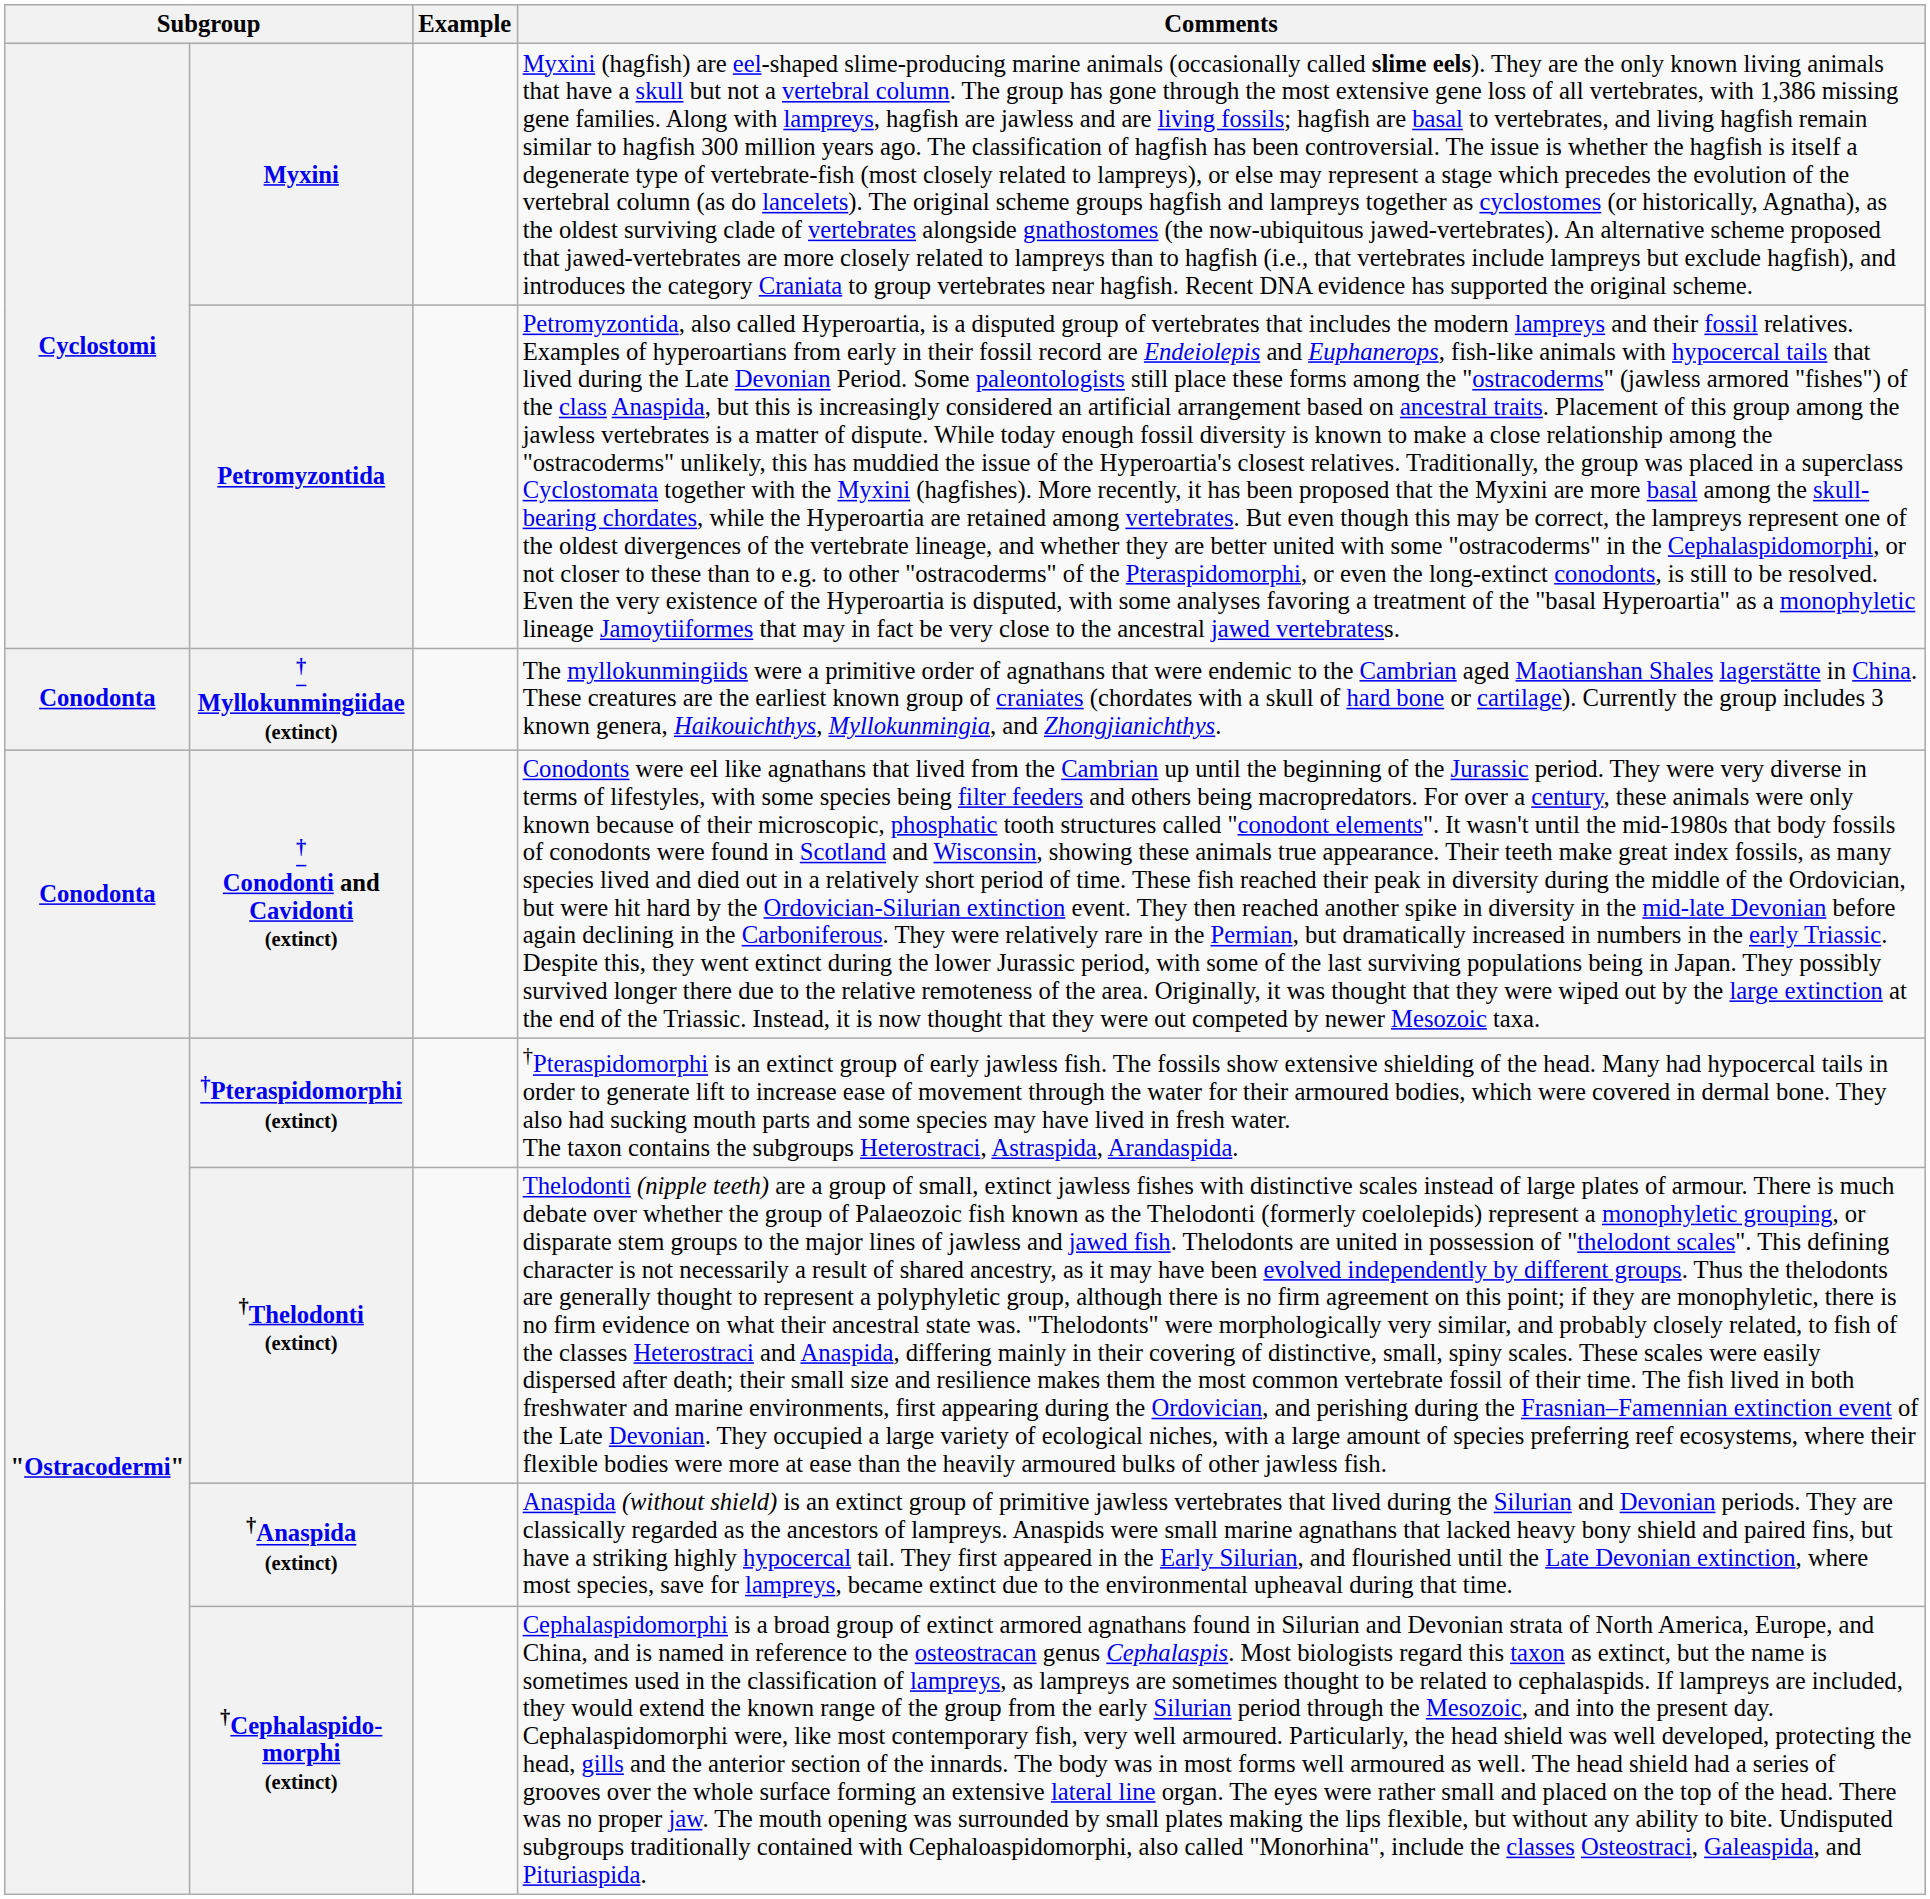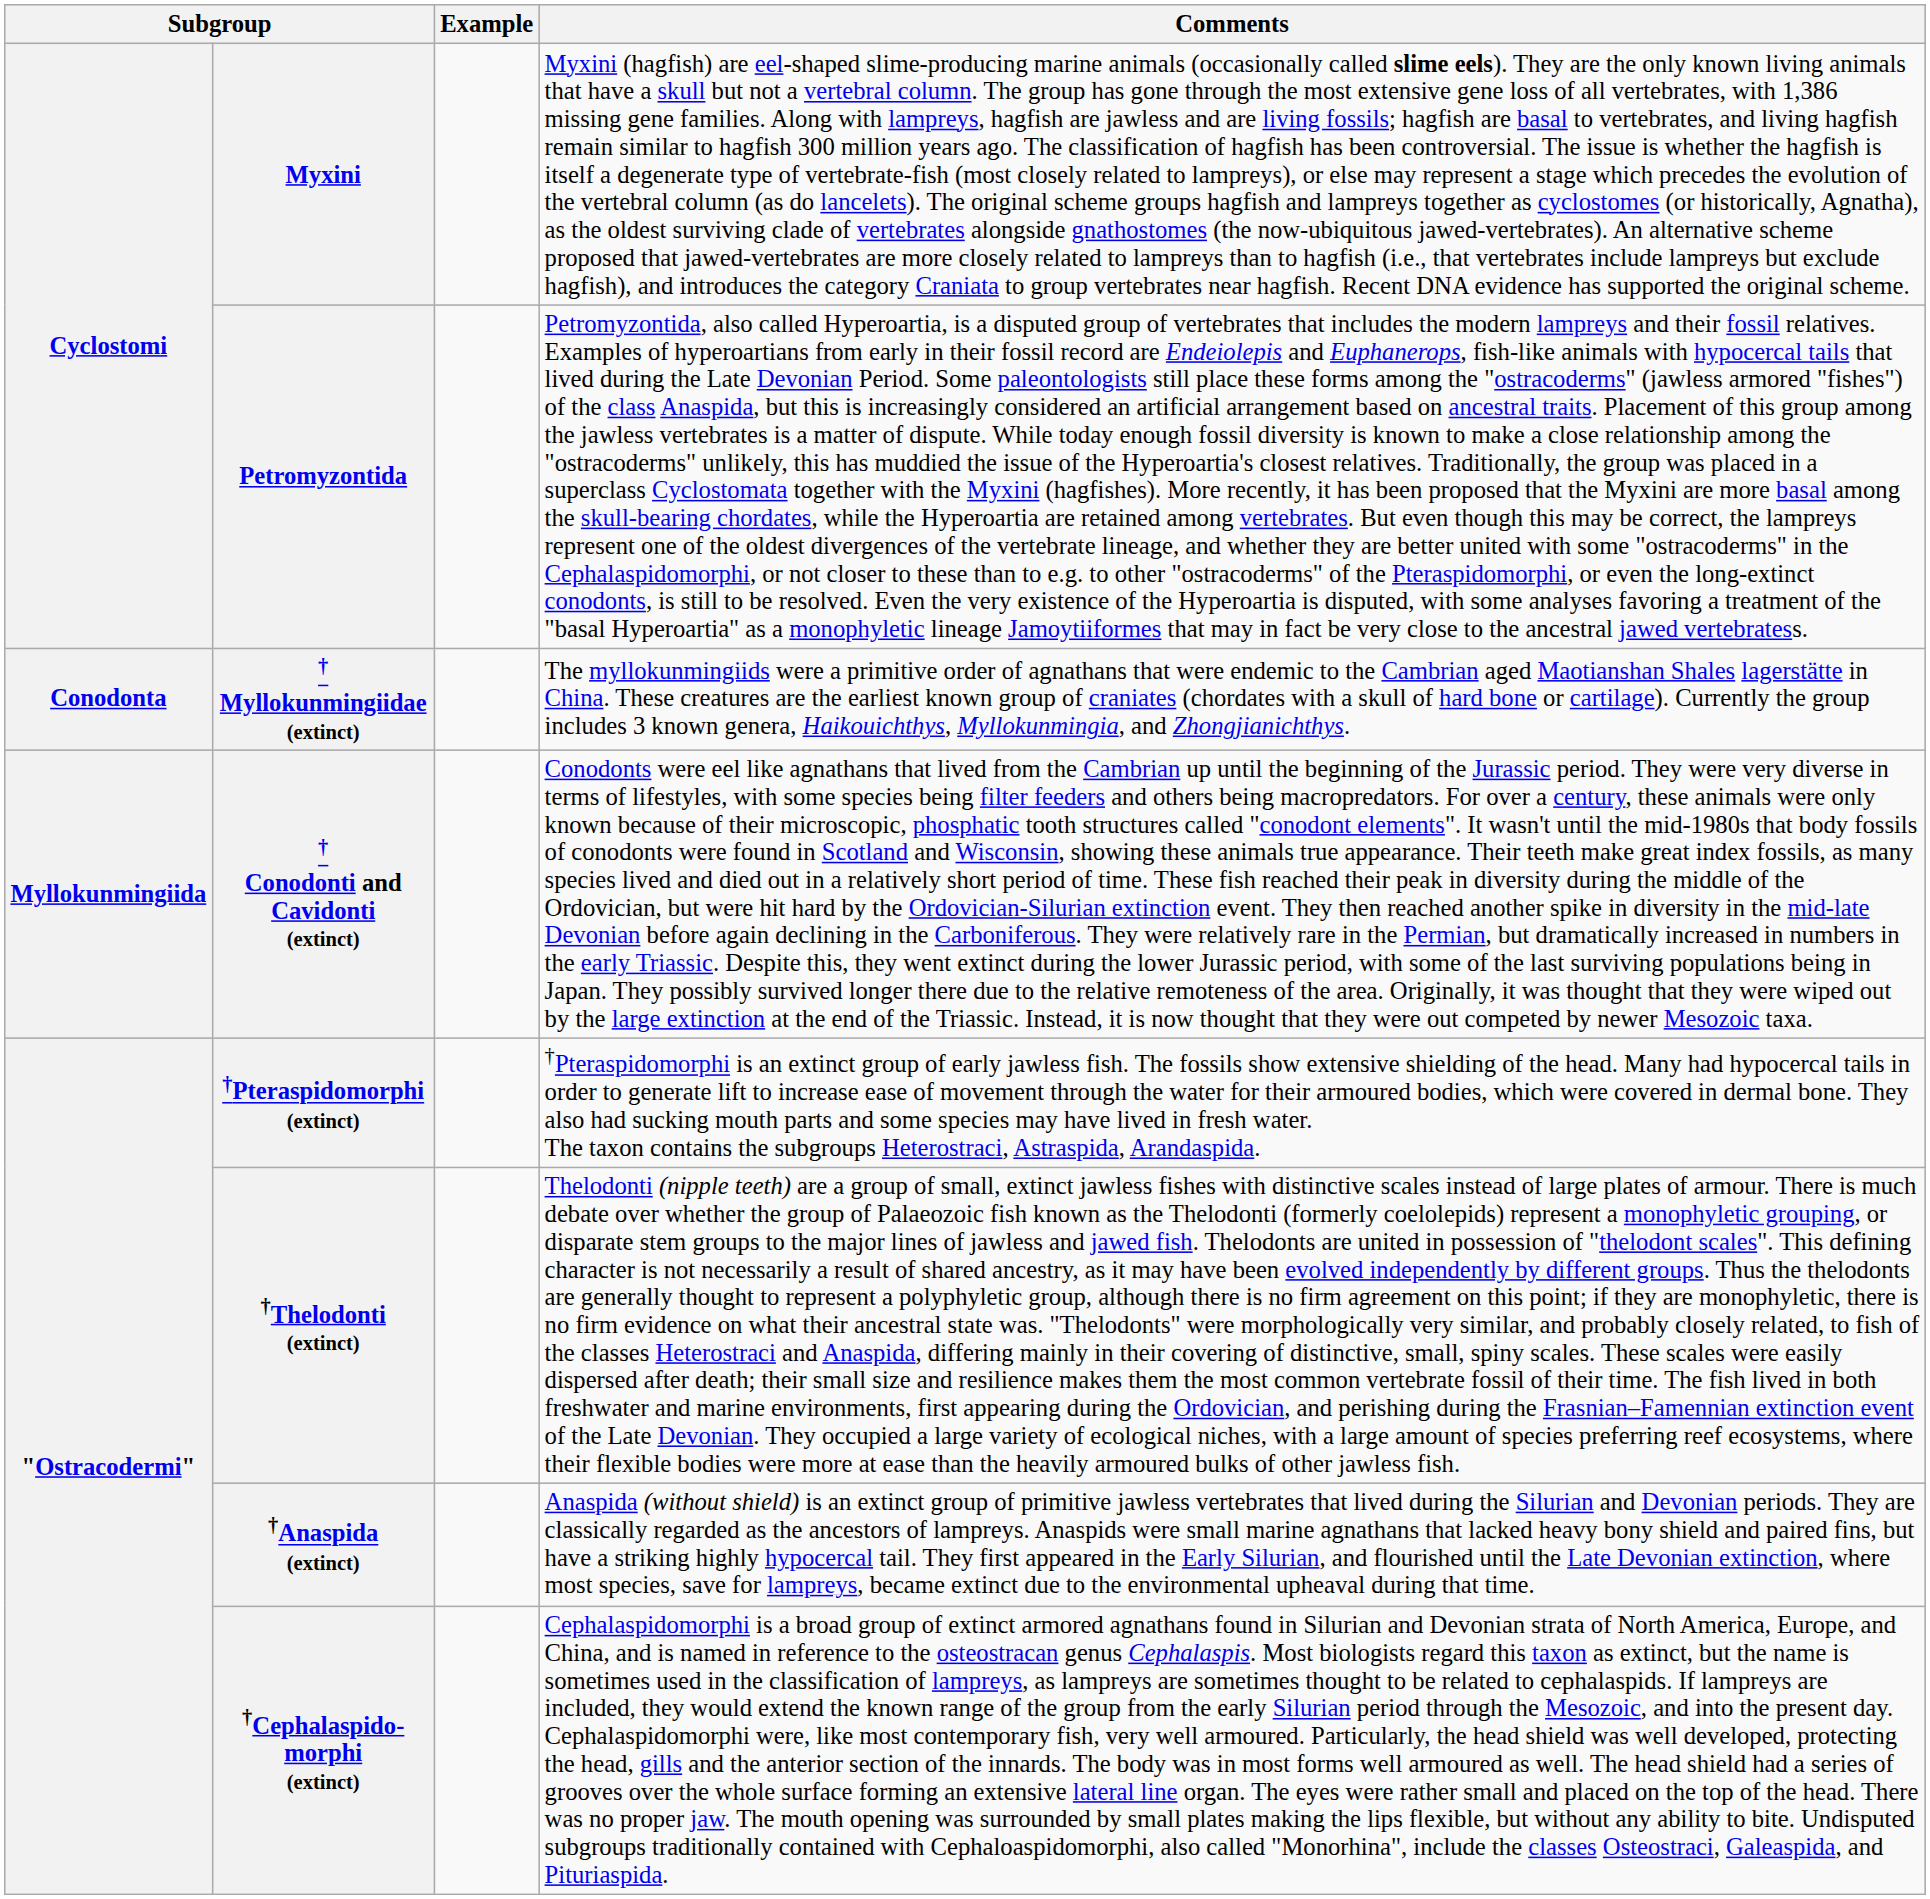(97, 893) Conodonta -> (108, 893) Myllokunmingiida
